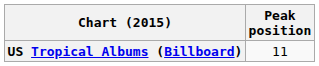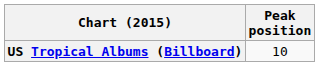(280, 51) 11 -> (280, 51) 10
